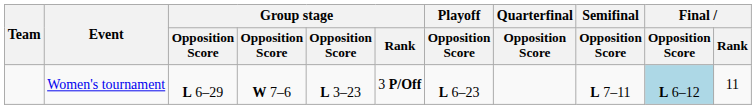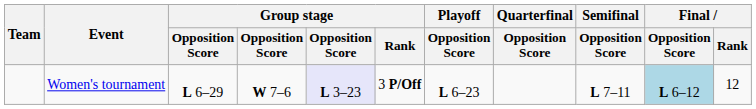(341, 93) no background -> (341, 93) lavender background
(732, 85) 11 -> (732, 85) 12
